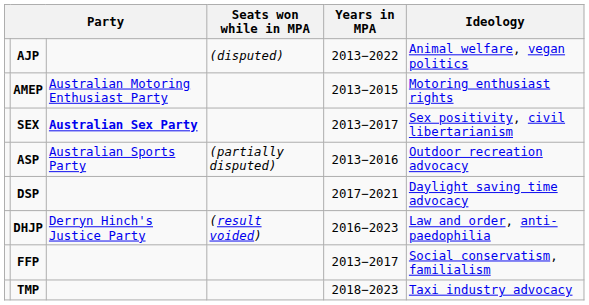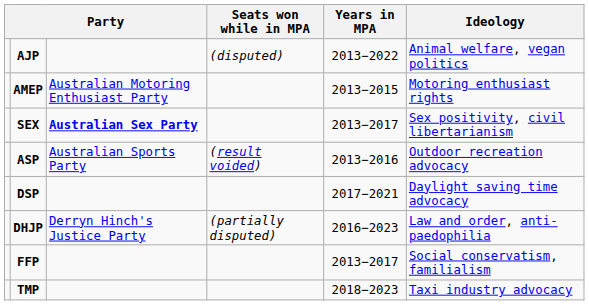(247, 159) (partially disputed) -> (236, 159) (result voided)
(236, 228) (result voided) -> (247, 228) (partially disputed)
